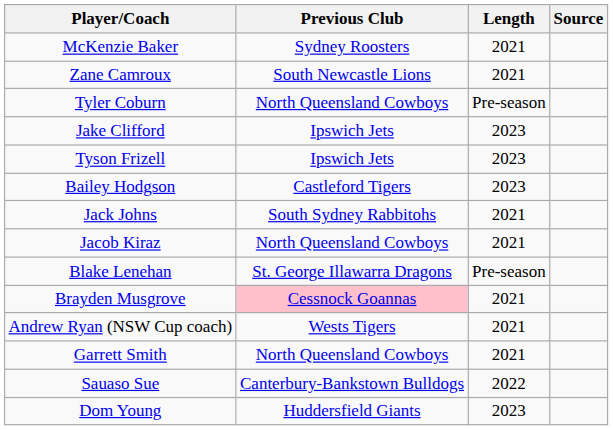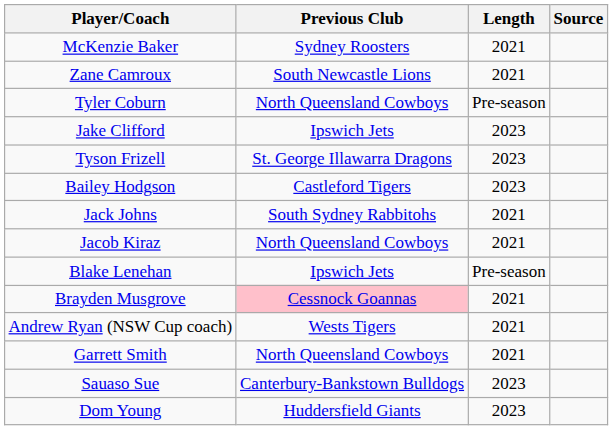(352, 159) Ipswich Jets -> (352, 159) St. George Illawarra Dragons
(352, 271) St. George Illawarra Dragons -> (352, 271) Ipswich Jets
(509, 383) 2022 -> (509, 383) 2023
